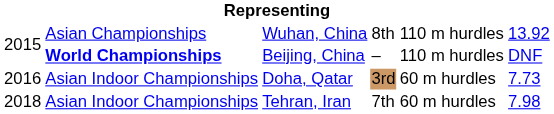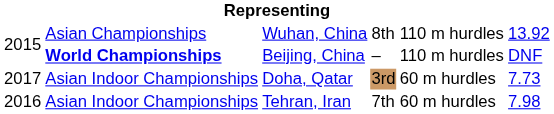(23, 79) 2016 -> (23, 79) 2017
(23, 101) 2018 -> (23, 101) 2016
